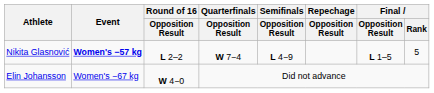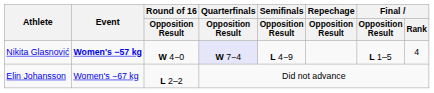(171, 58) L 2–2 -> (171, 58) W 4−0
(228, 58) no background -> (228, 58) lavender background
(417, 53) 5 -> (417, 53) 4
(171, 81) W 4−0 -> (171, 81) L 2–2
